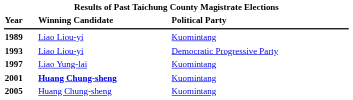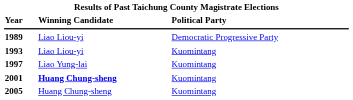(194, 37) Kuomintang -> (225, 37) Democratic Progressive Party
(225, 51) Democratic Progressive Party -> (194, 51) Kuomintang
